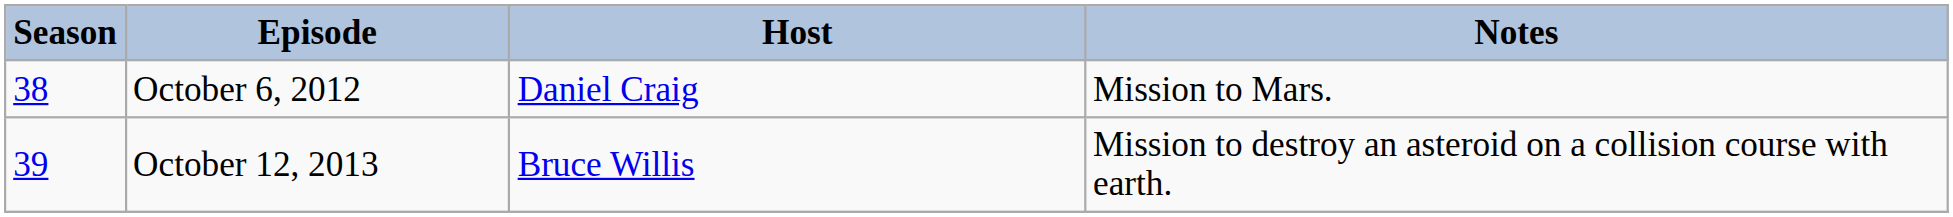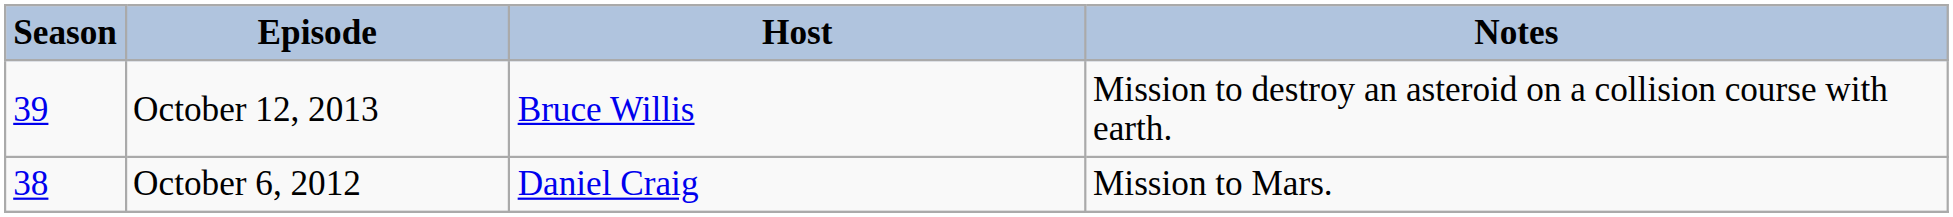rows swapped: (247, 88) <-> (256, 163)
